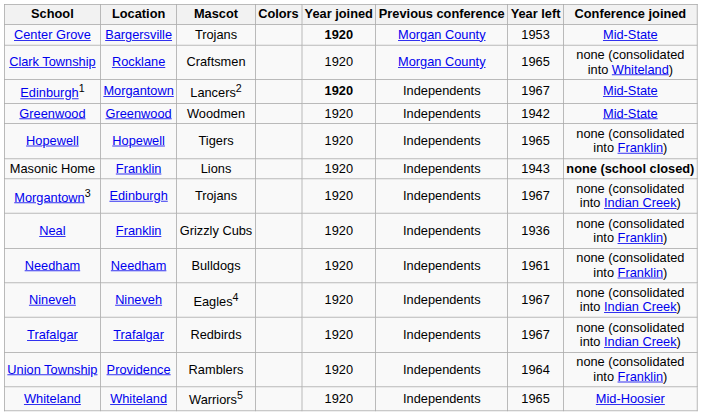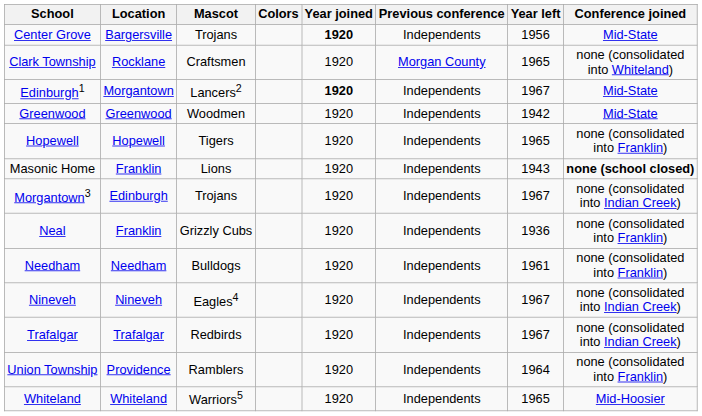(442, 34) Morgan County -> (442, 34) Independents
(536, 34) 1953 -> (536, 34) 1956
